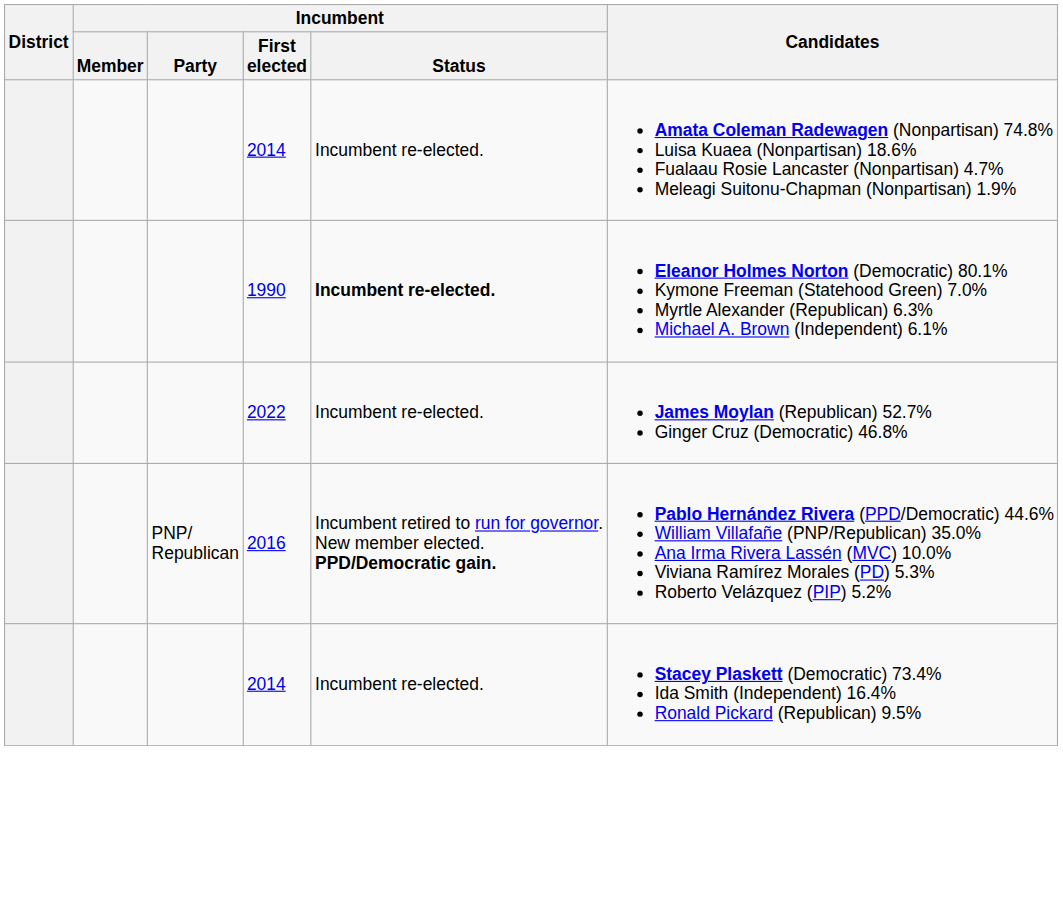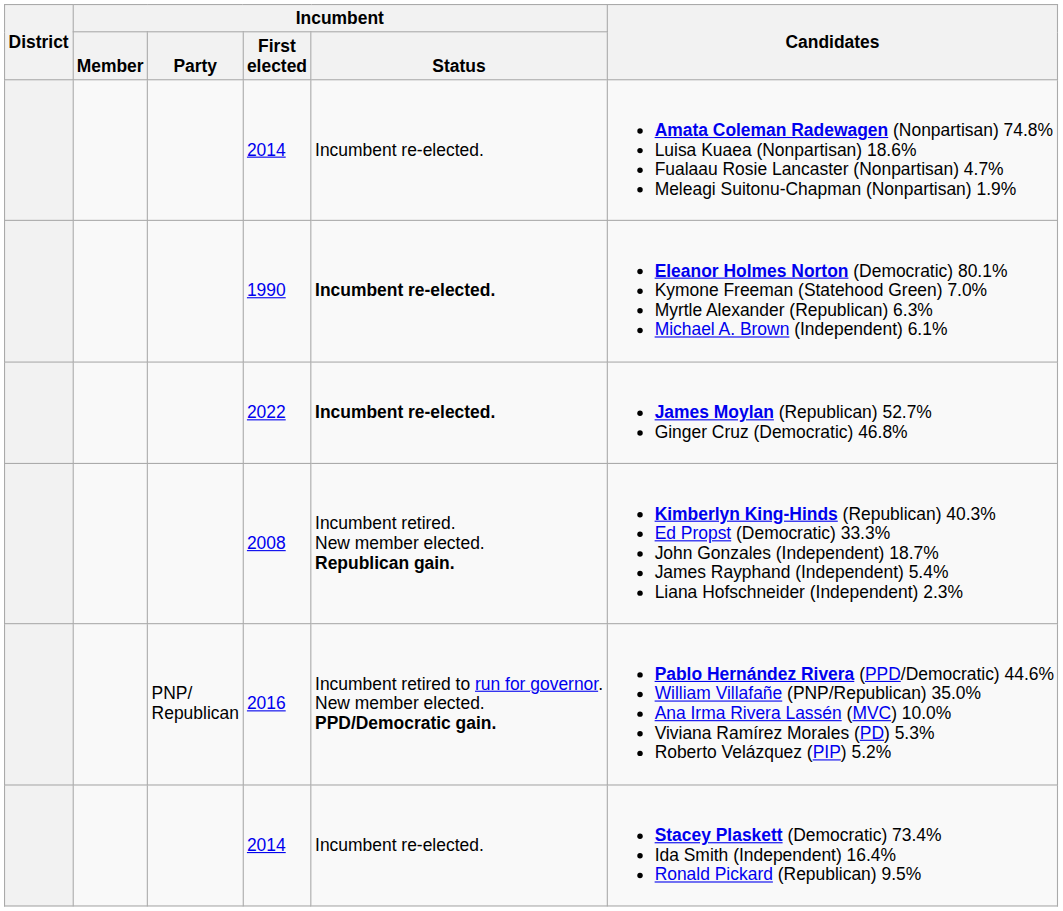(399, 412) normal -> (405, 412) bold
+ row: (195, 544)
